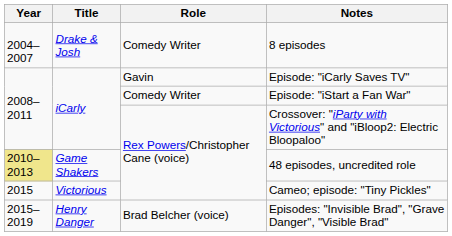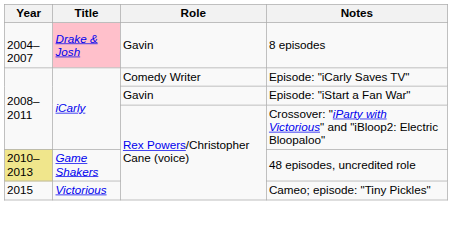(77, 45) no background -> (77, 45) pink background
(162, 45) Comedy Writer -> (138, 45) Gavin
(138, 77) Gavin -> (162, 77) Comedy Writer
(162, 95) Comedy Writer -> (138, 95) Gavin
- row: (357, 215)
